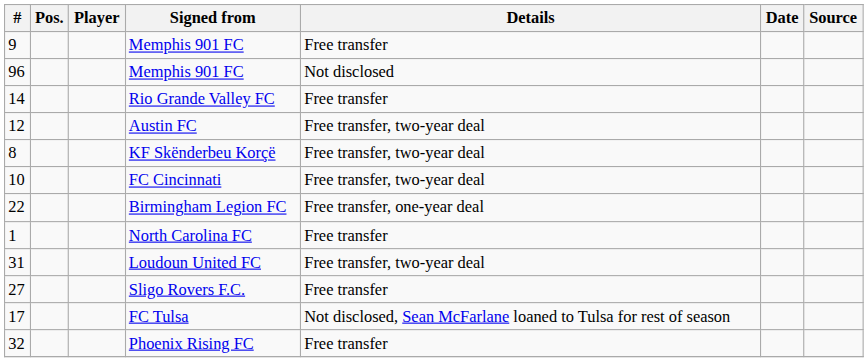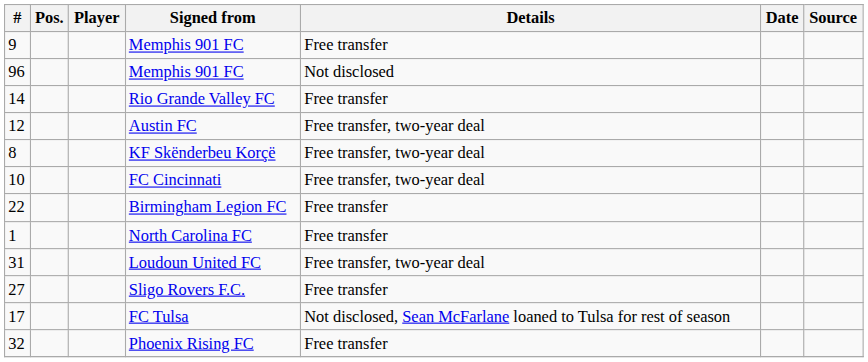(394, 207) Free transfer, one-year deal -> (346, 207) Free transfer
